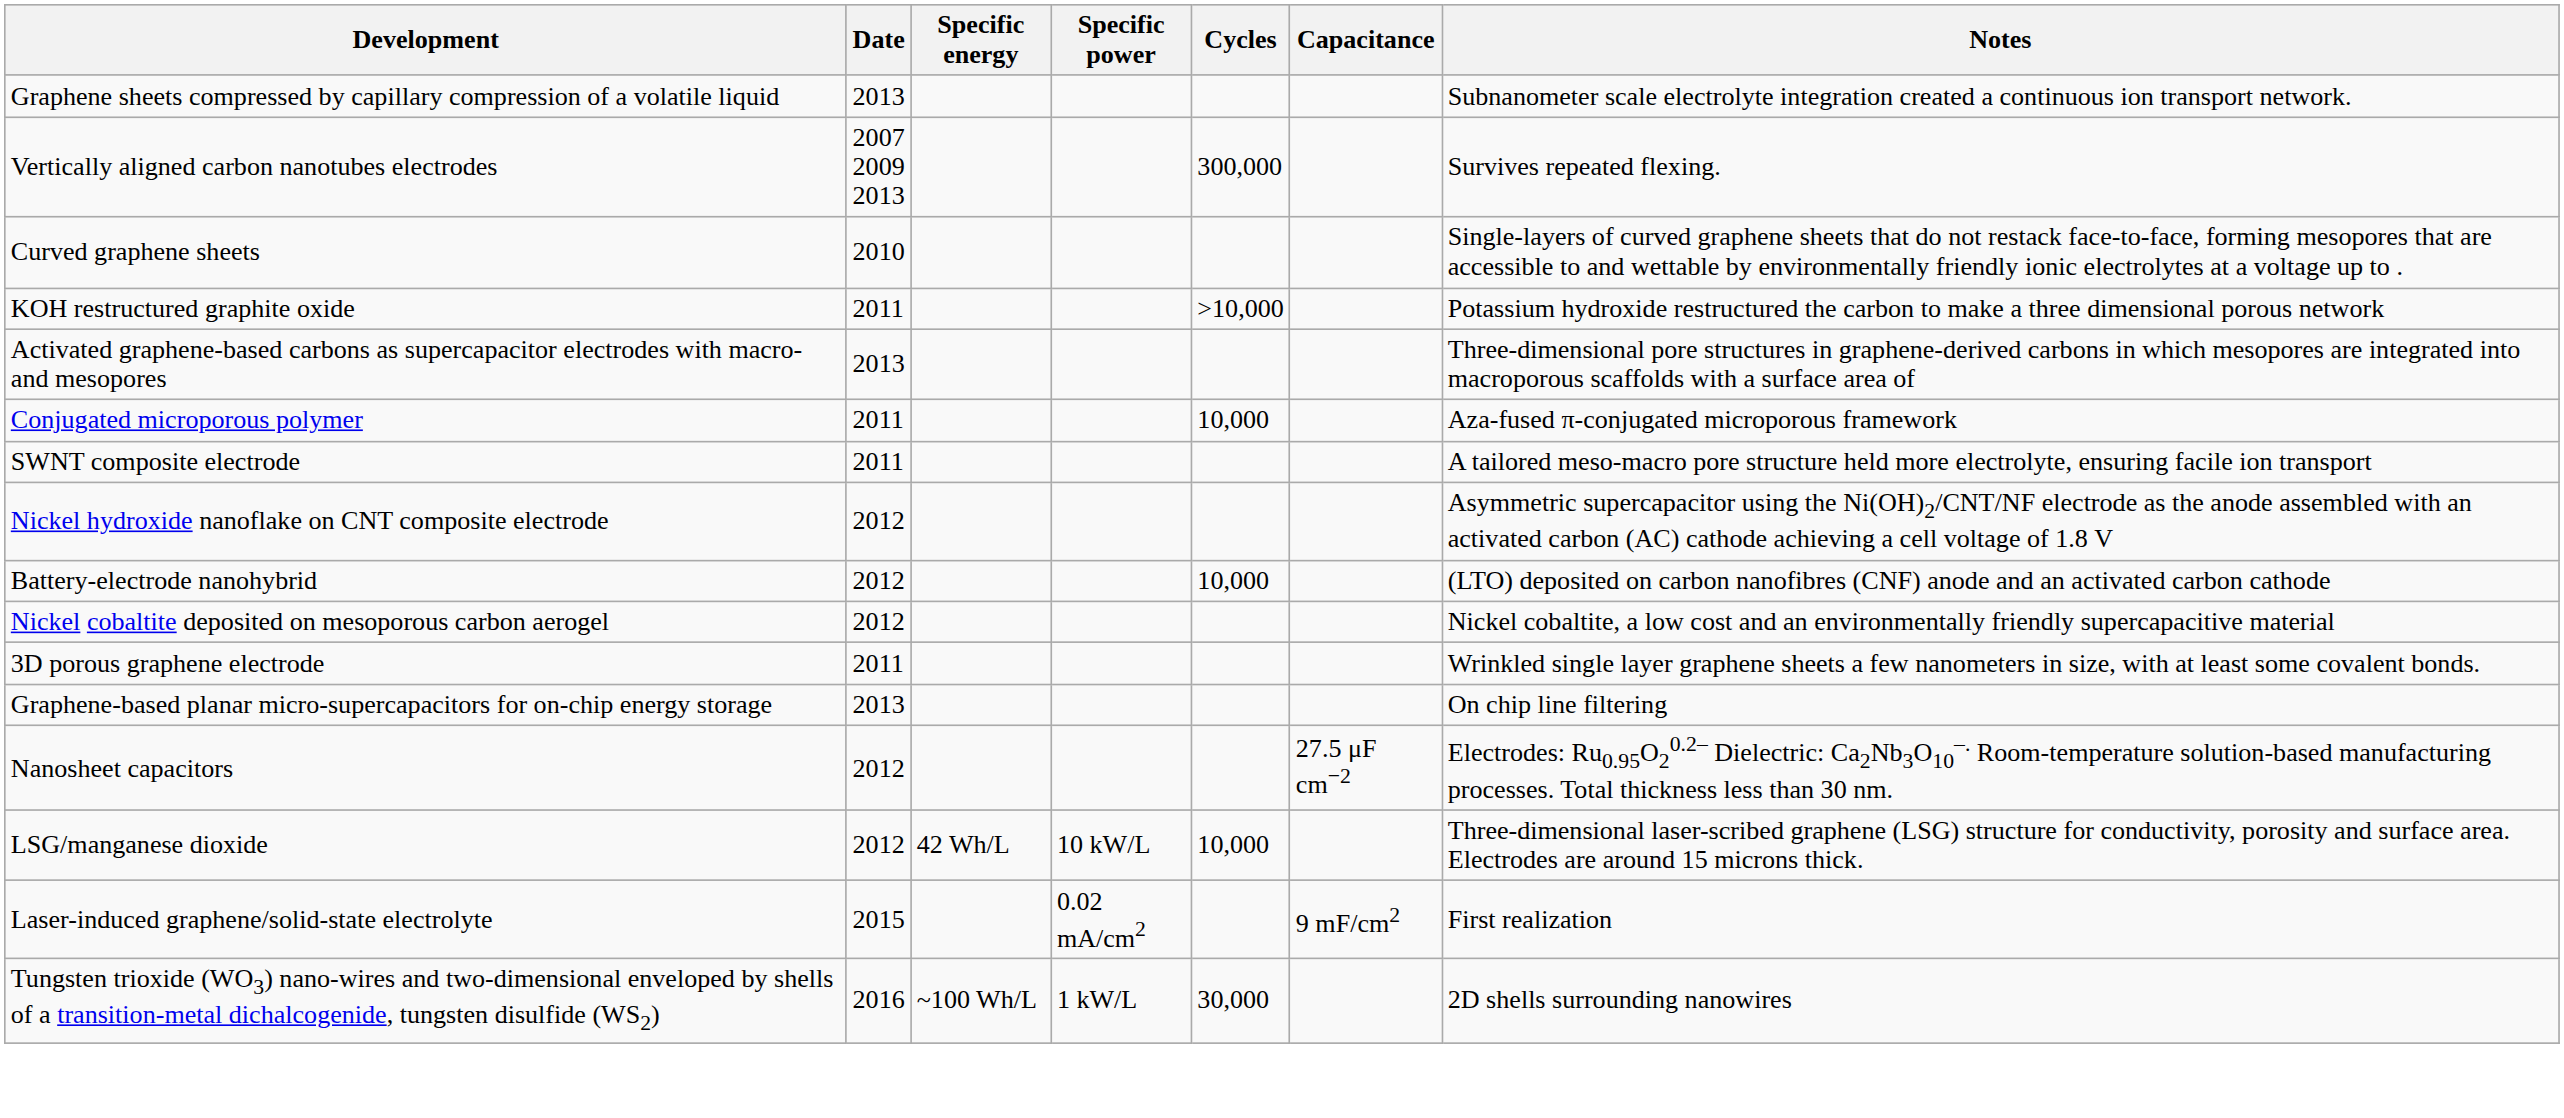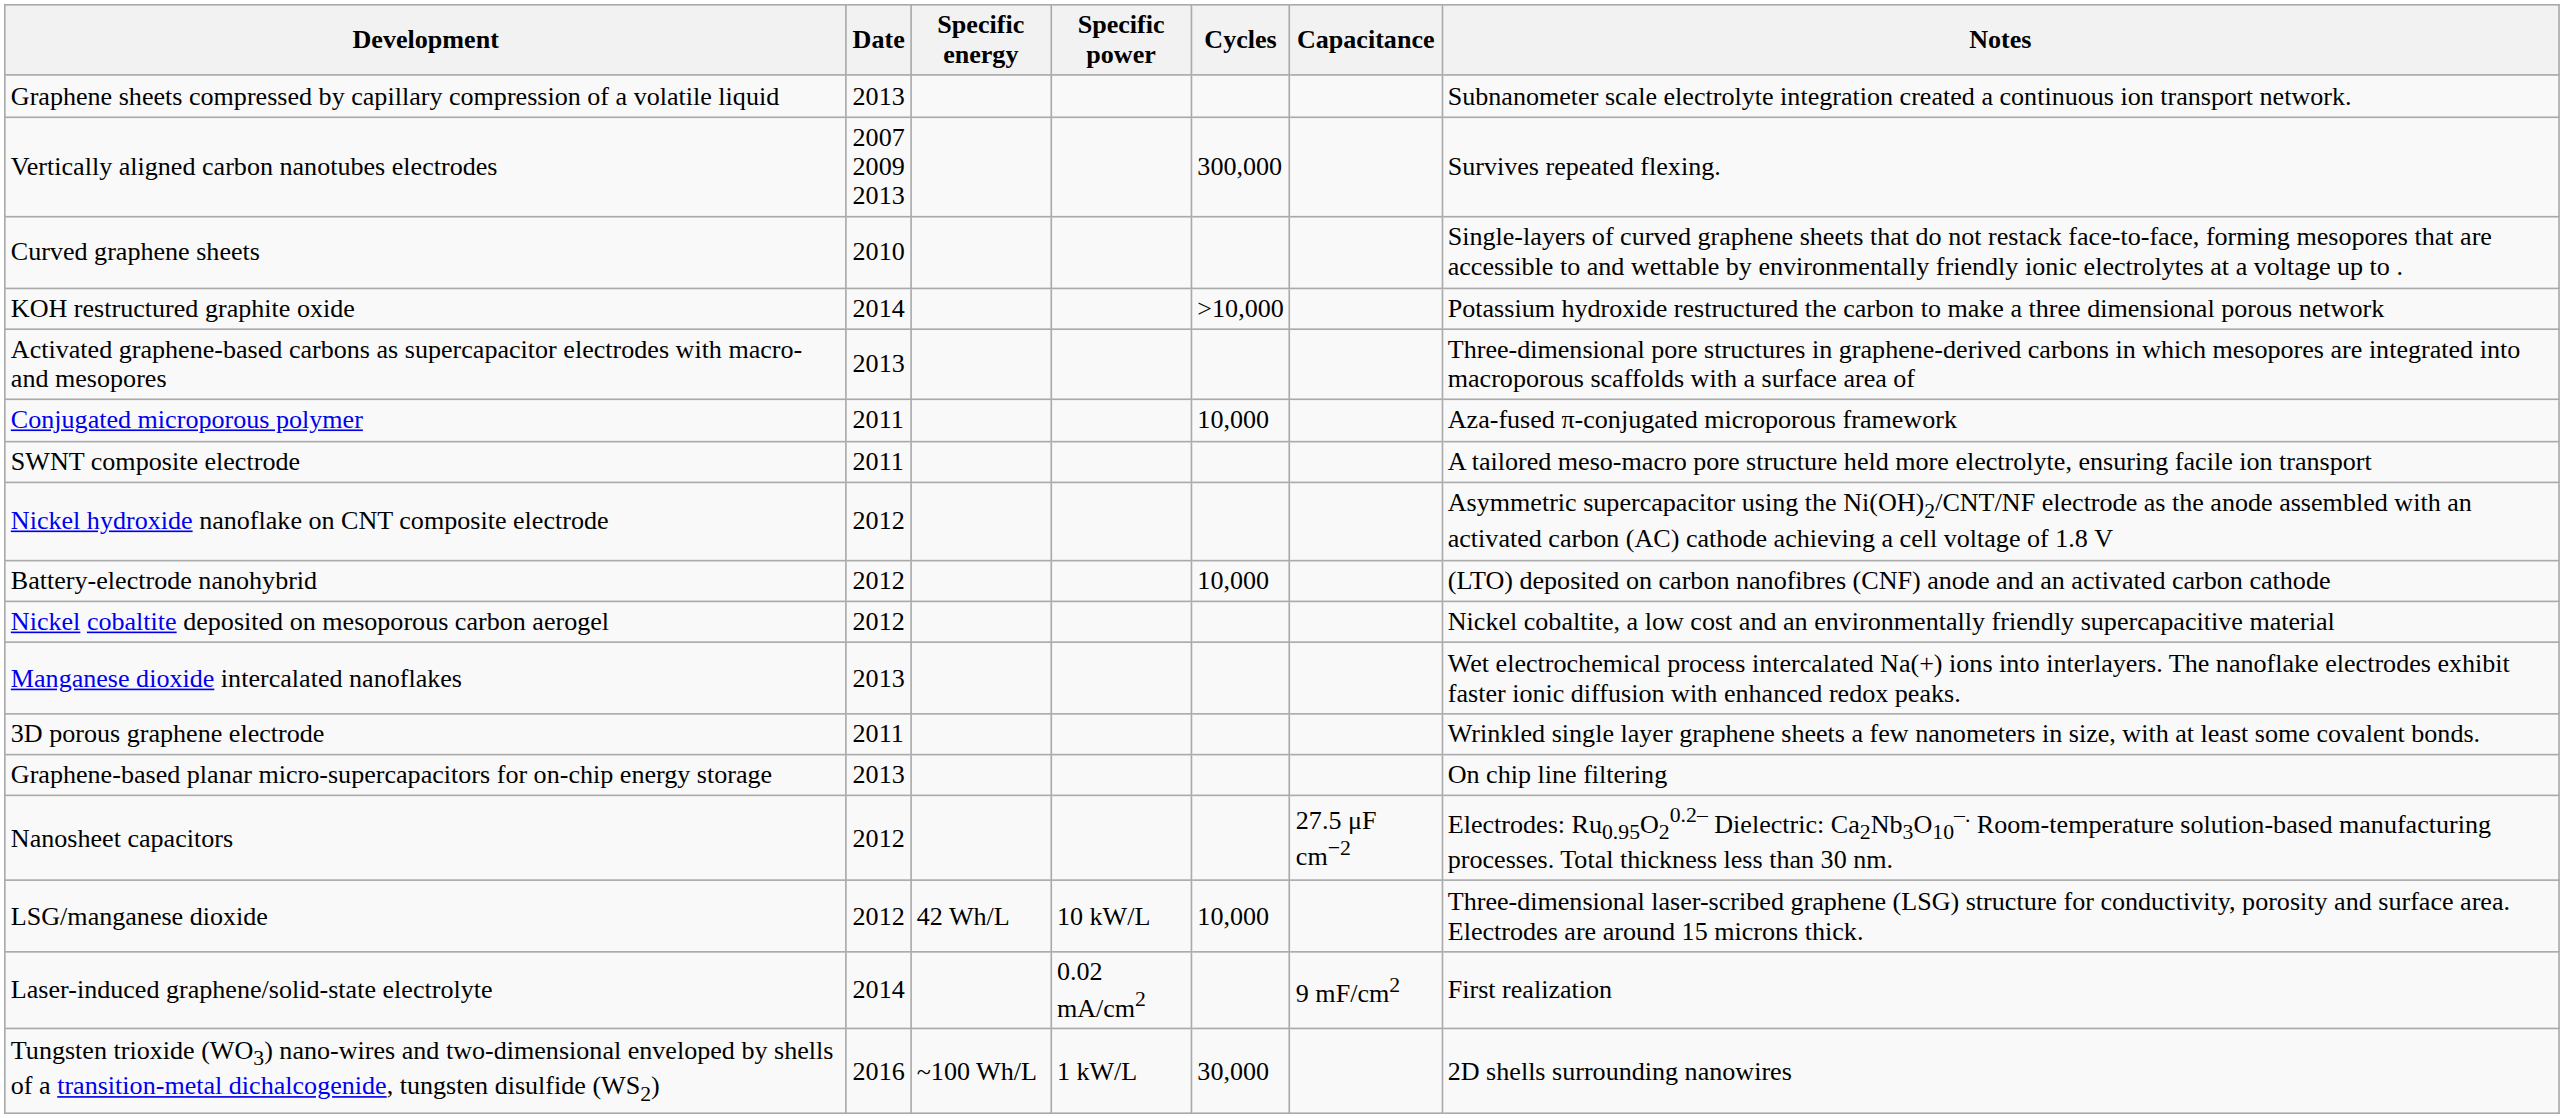(878, 307) 2011 -> (879, 307) 2014
+ row: (236, 677)
(879, 919) 2015 -> (879, 989) 2014
